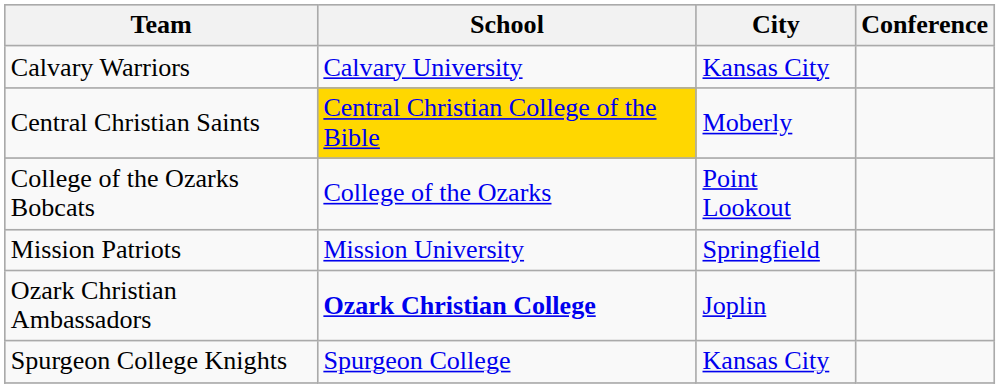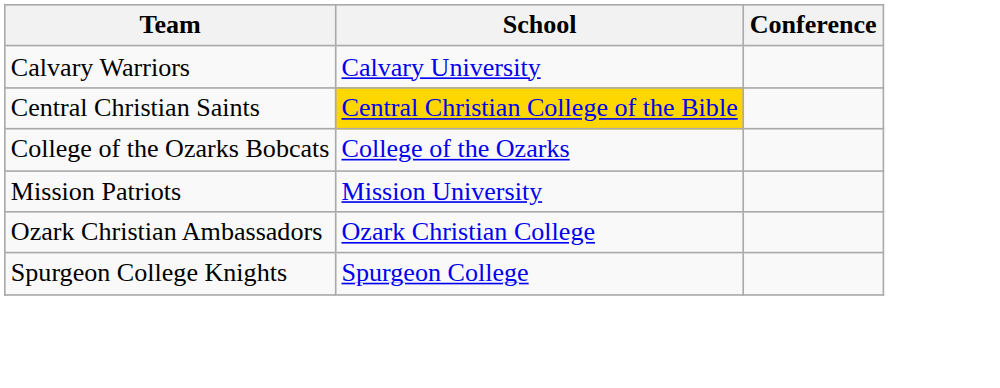- column: (776, 25)
(460, 305) bold -> (468, 231) normal
